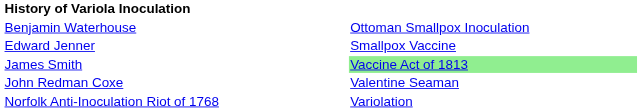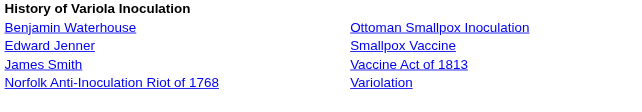(409, 64) lightgreen background -> (409, 64) no background
- row: (64, 83)
